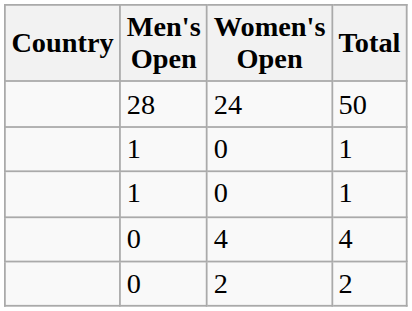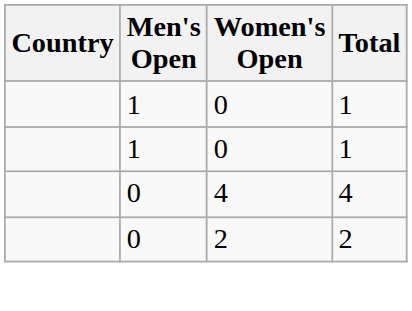- row: (228, 103)
